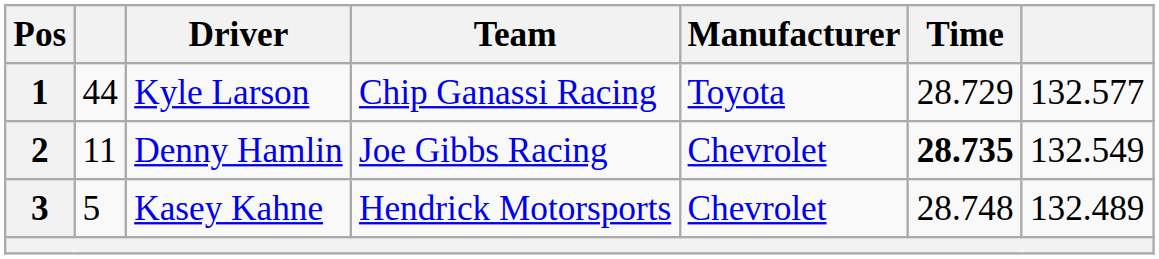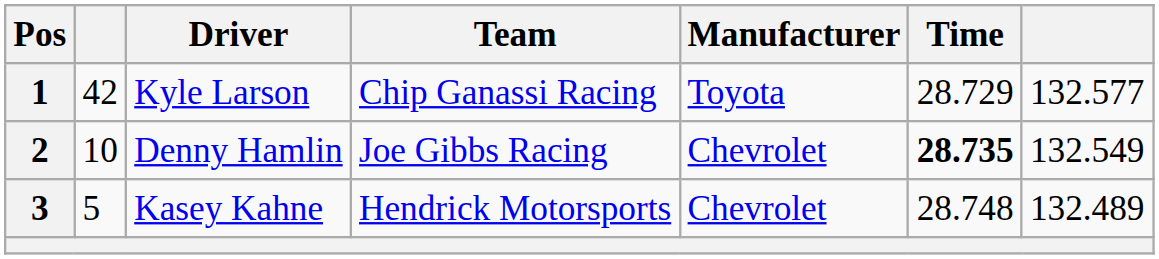(100, 91) 44 -> (100, 91) 42
(100, 150) 11 -> (100, 150) 10
